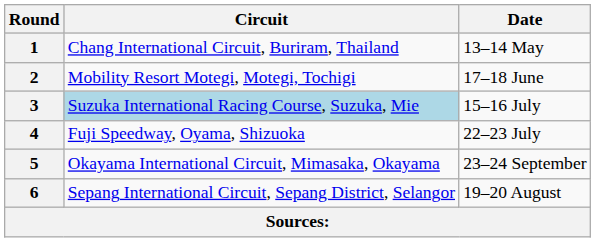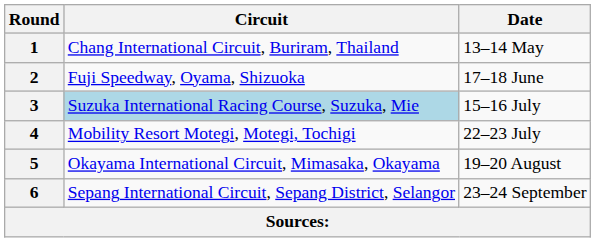(212, 76) Mobility Resort Motegi, Motegi, Tochigi -> (186, 76) Fuji Speedway, Oyama, Shizuoka
(186, 134) Fuji Speedway, Oyama, Shizuoka -> (212, 134) Mobility Resort Motegi, Motegi, Tochigi
(525, 163) 23–24 September -> (512, 163) 19–20 August
(512, 192) 19–20 August -> (525, 192) 23–24 September
